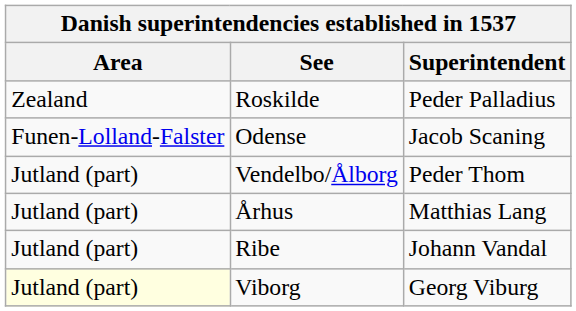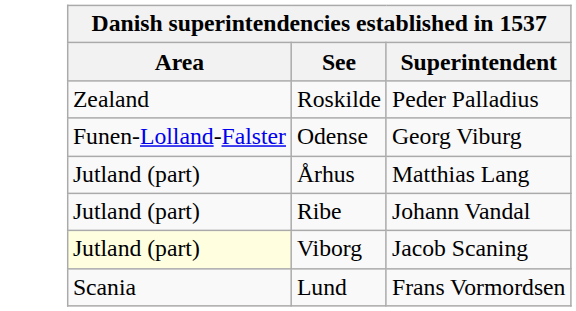(477, 136) Jacob Scaning -> (457, 136) Georg Viburg
- row: (317, 174)
(474, 286) Georg Viburg -> (460, 249) Jacob Scaning
+ row: (322, 286)
